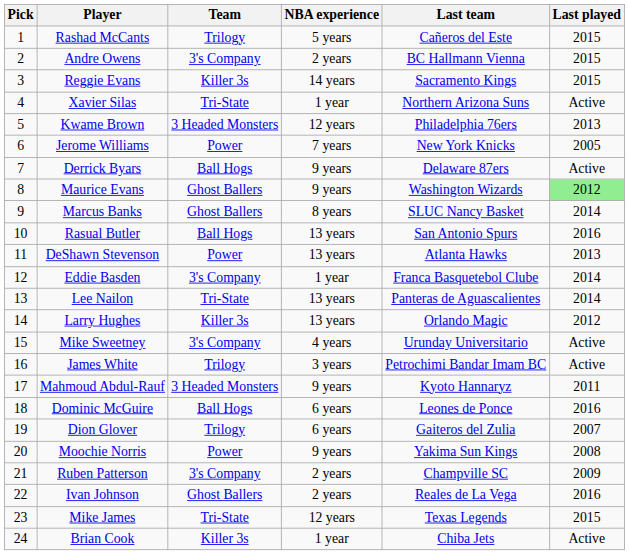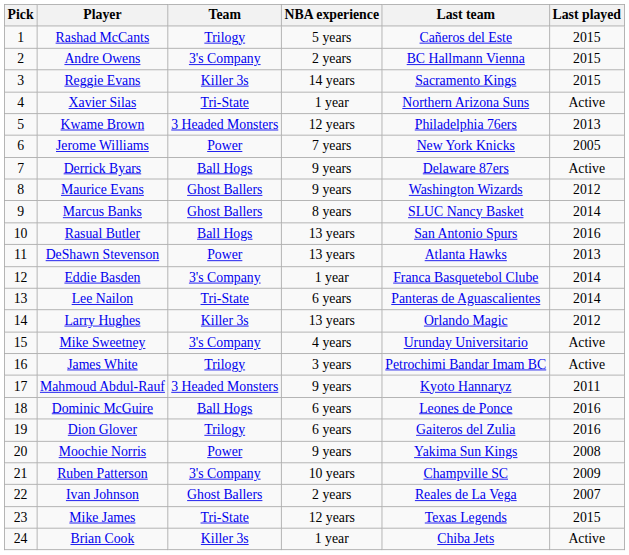(587, 189) lightgreen background -> (587, 189) no background
(332, 299) 13 years -> (332, 299) 6 years
(587, 430) 2007 -> (587, 430) 2016
(332, 473) 2 years -> (332, 473) 10 years
(587, 495) 2016 -> (587, 495) 2007
